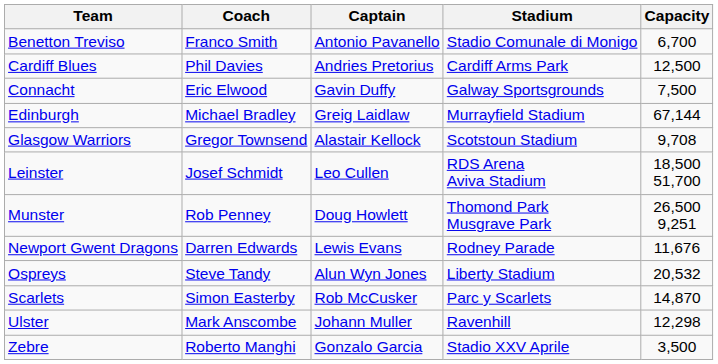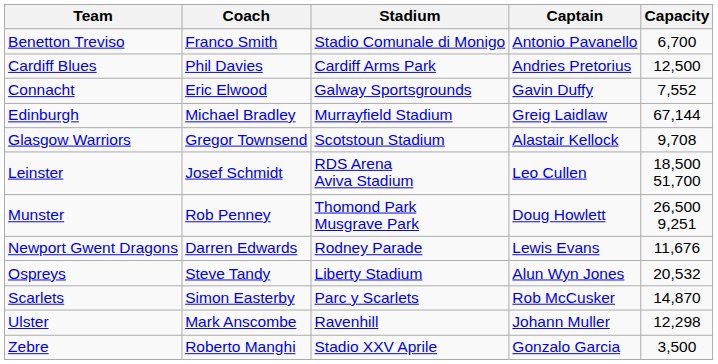columns swapped: (377, 16) <-> (542, 16)
(677, 90) 7,500 -> (677, 90) 7,552
